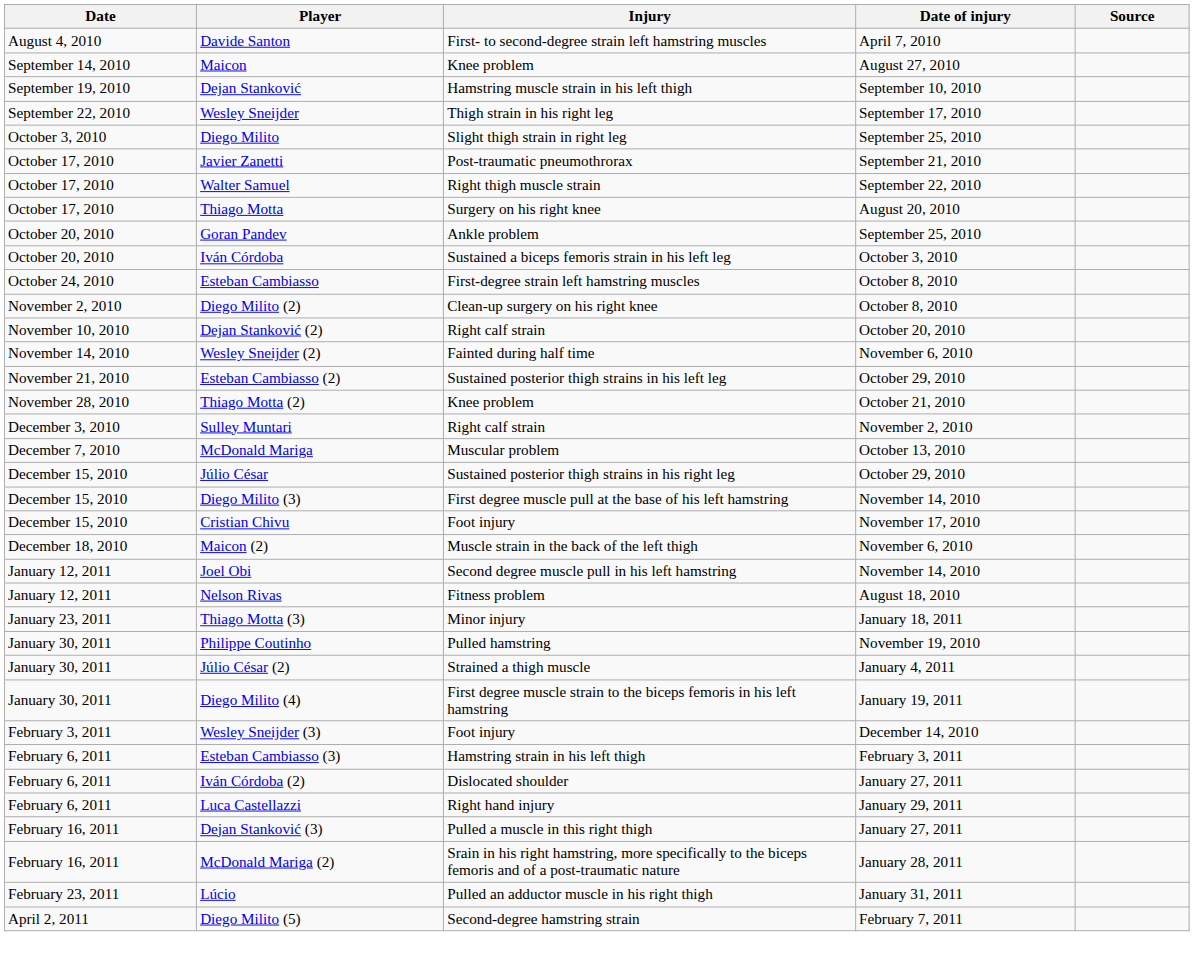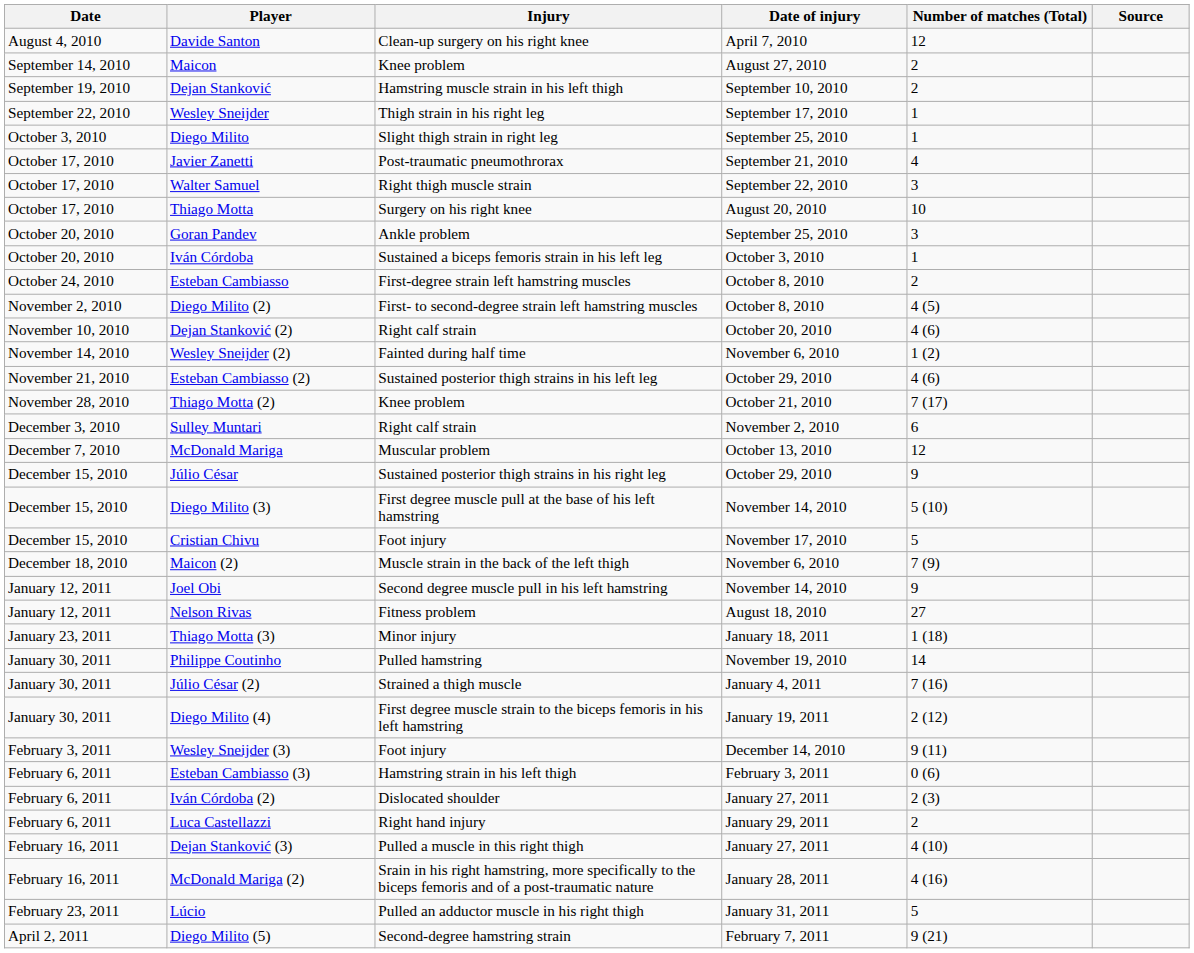+ column: (1000, 16)
(607, 40) First- to second-degree strain left hamstring muscles -> (484, 40) Clean-up surgery on his right knee
(552, 305) Clean-up surgery on his right knee -> (538, 305) First- to second-degree strain left hamstring muscles
